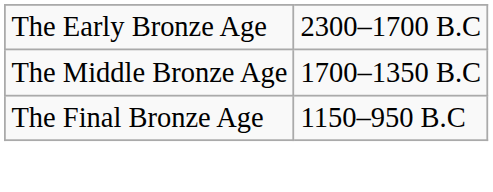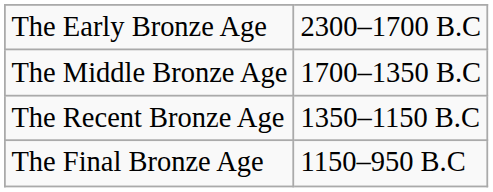+ row: (148, 117)
